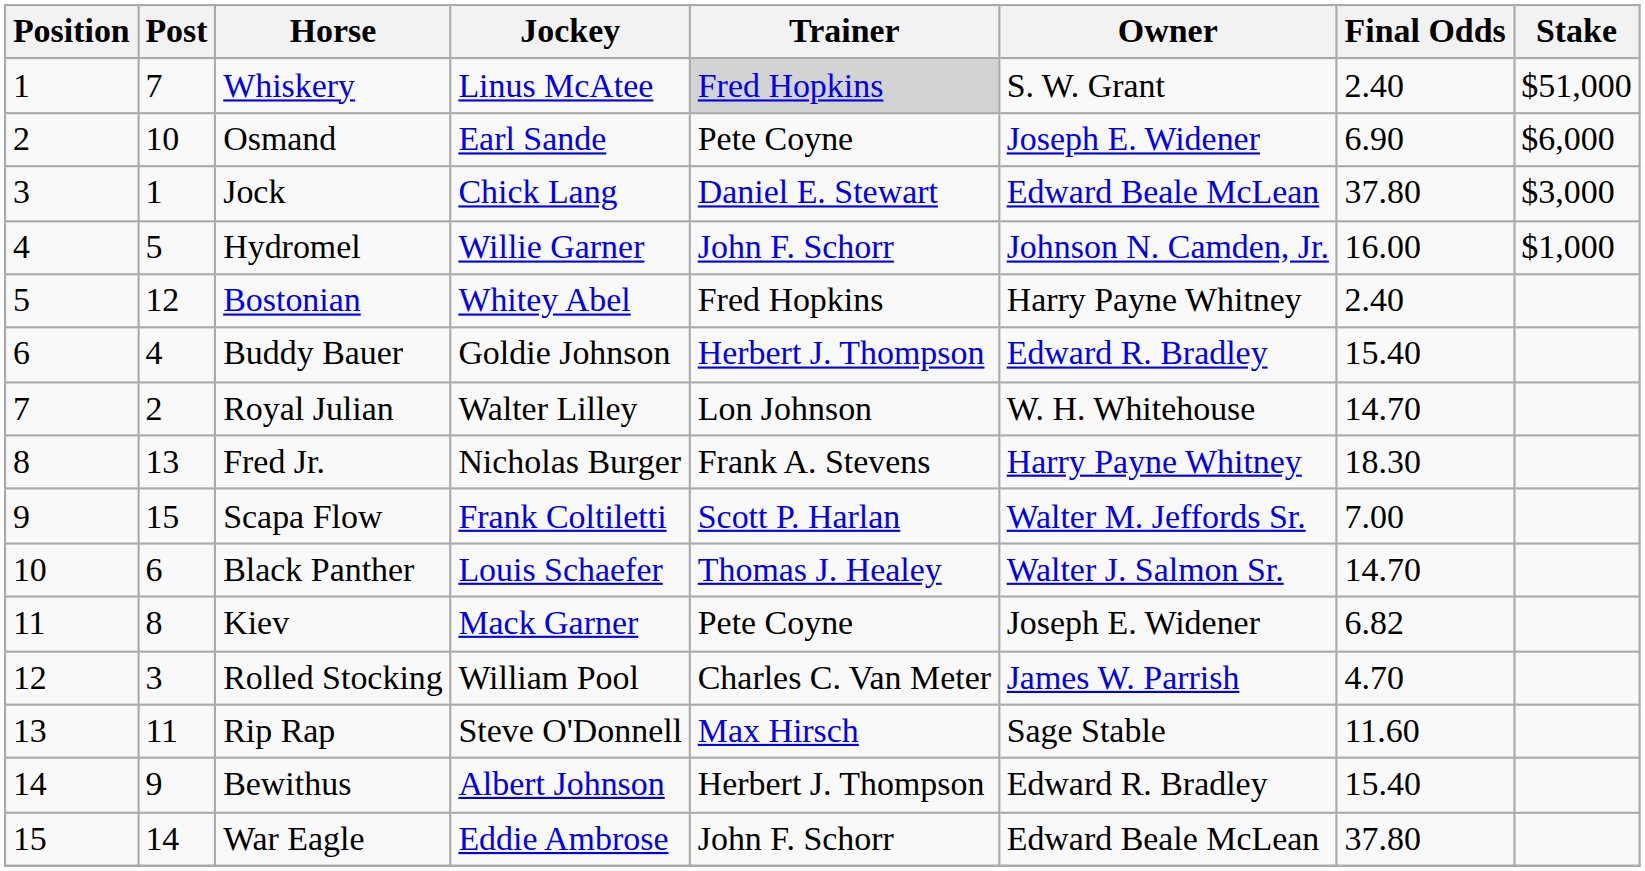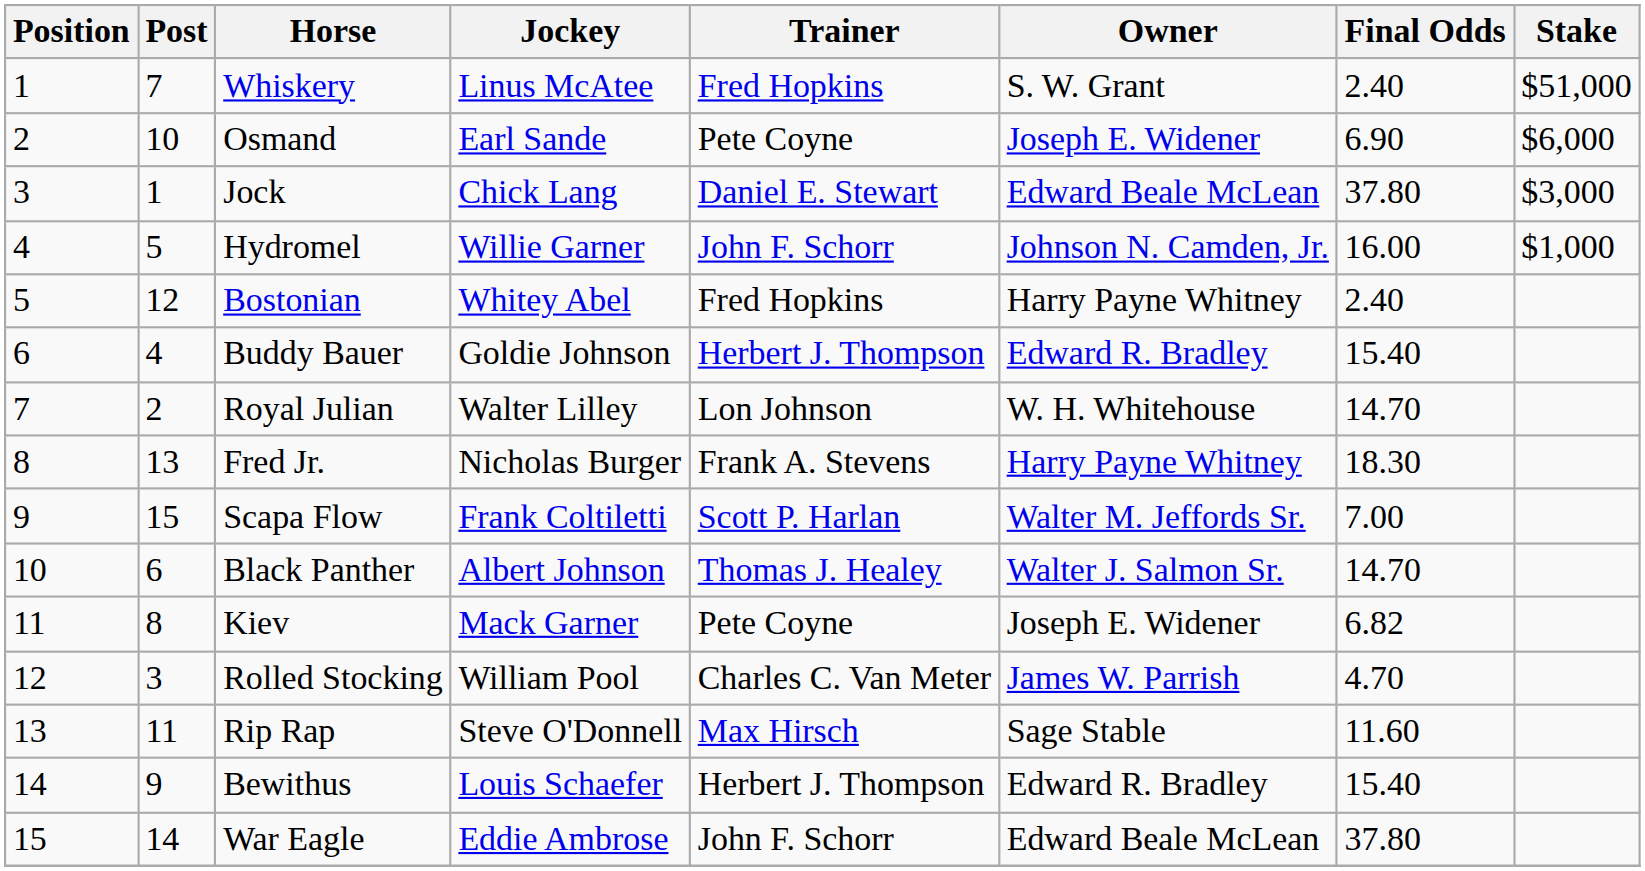(791, 85) lightgrey background -> (791, 85) no background
(561, 569) Louis Schaefer -> (562, 569) Albert Johnson
(562, 784) Albert Johnson -> (561, 784) Louis Schaefer
